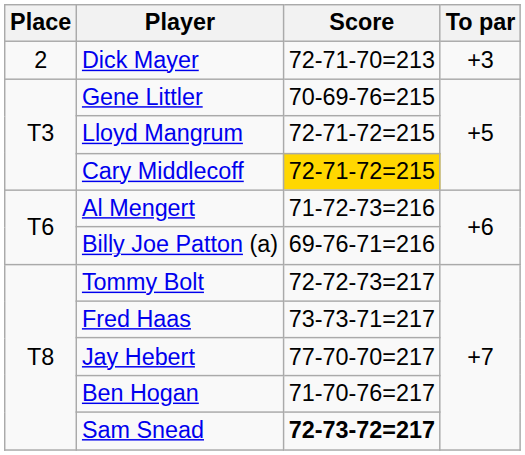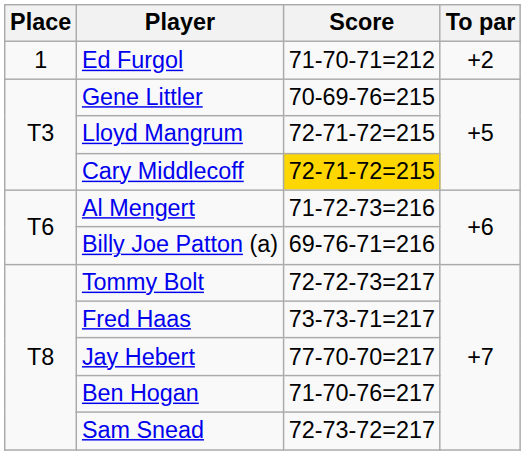+ row: (133, 60)
- row: (140, 60)
(362, 430) bold -> (362, 430) normal
